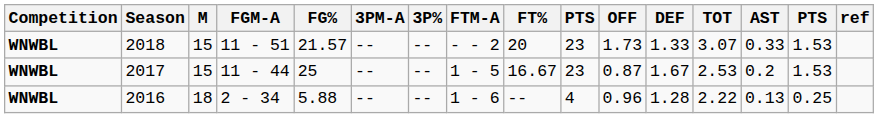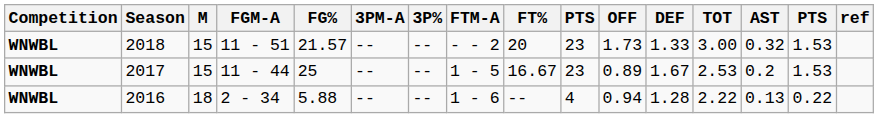(717, 45) 3.07 -> (717, 45) 3.00
(765, 45) 0.33 -> (765, 45) 0.32
(622, 72) 0.87 -> (622, 72) 0.89
(622, 99) 0.96 -> (622, 99) 0.94
(812, 99) 0.25 -> (812, 99) 0.22
